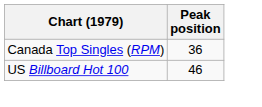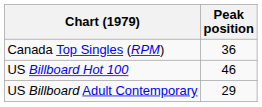+ row: (102, 91)
